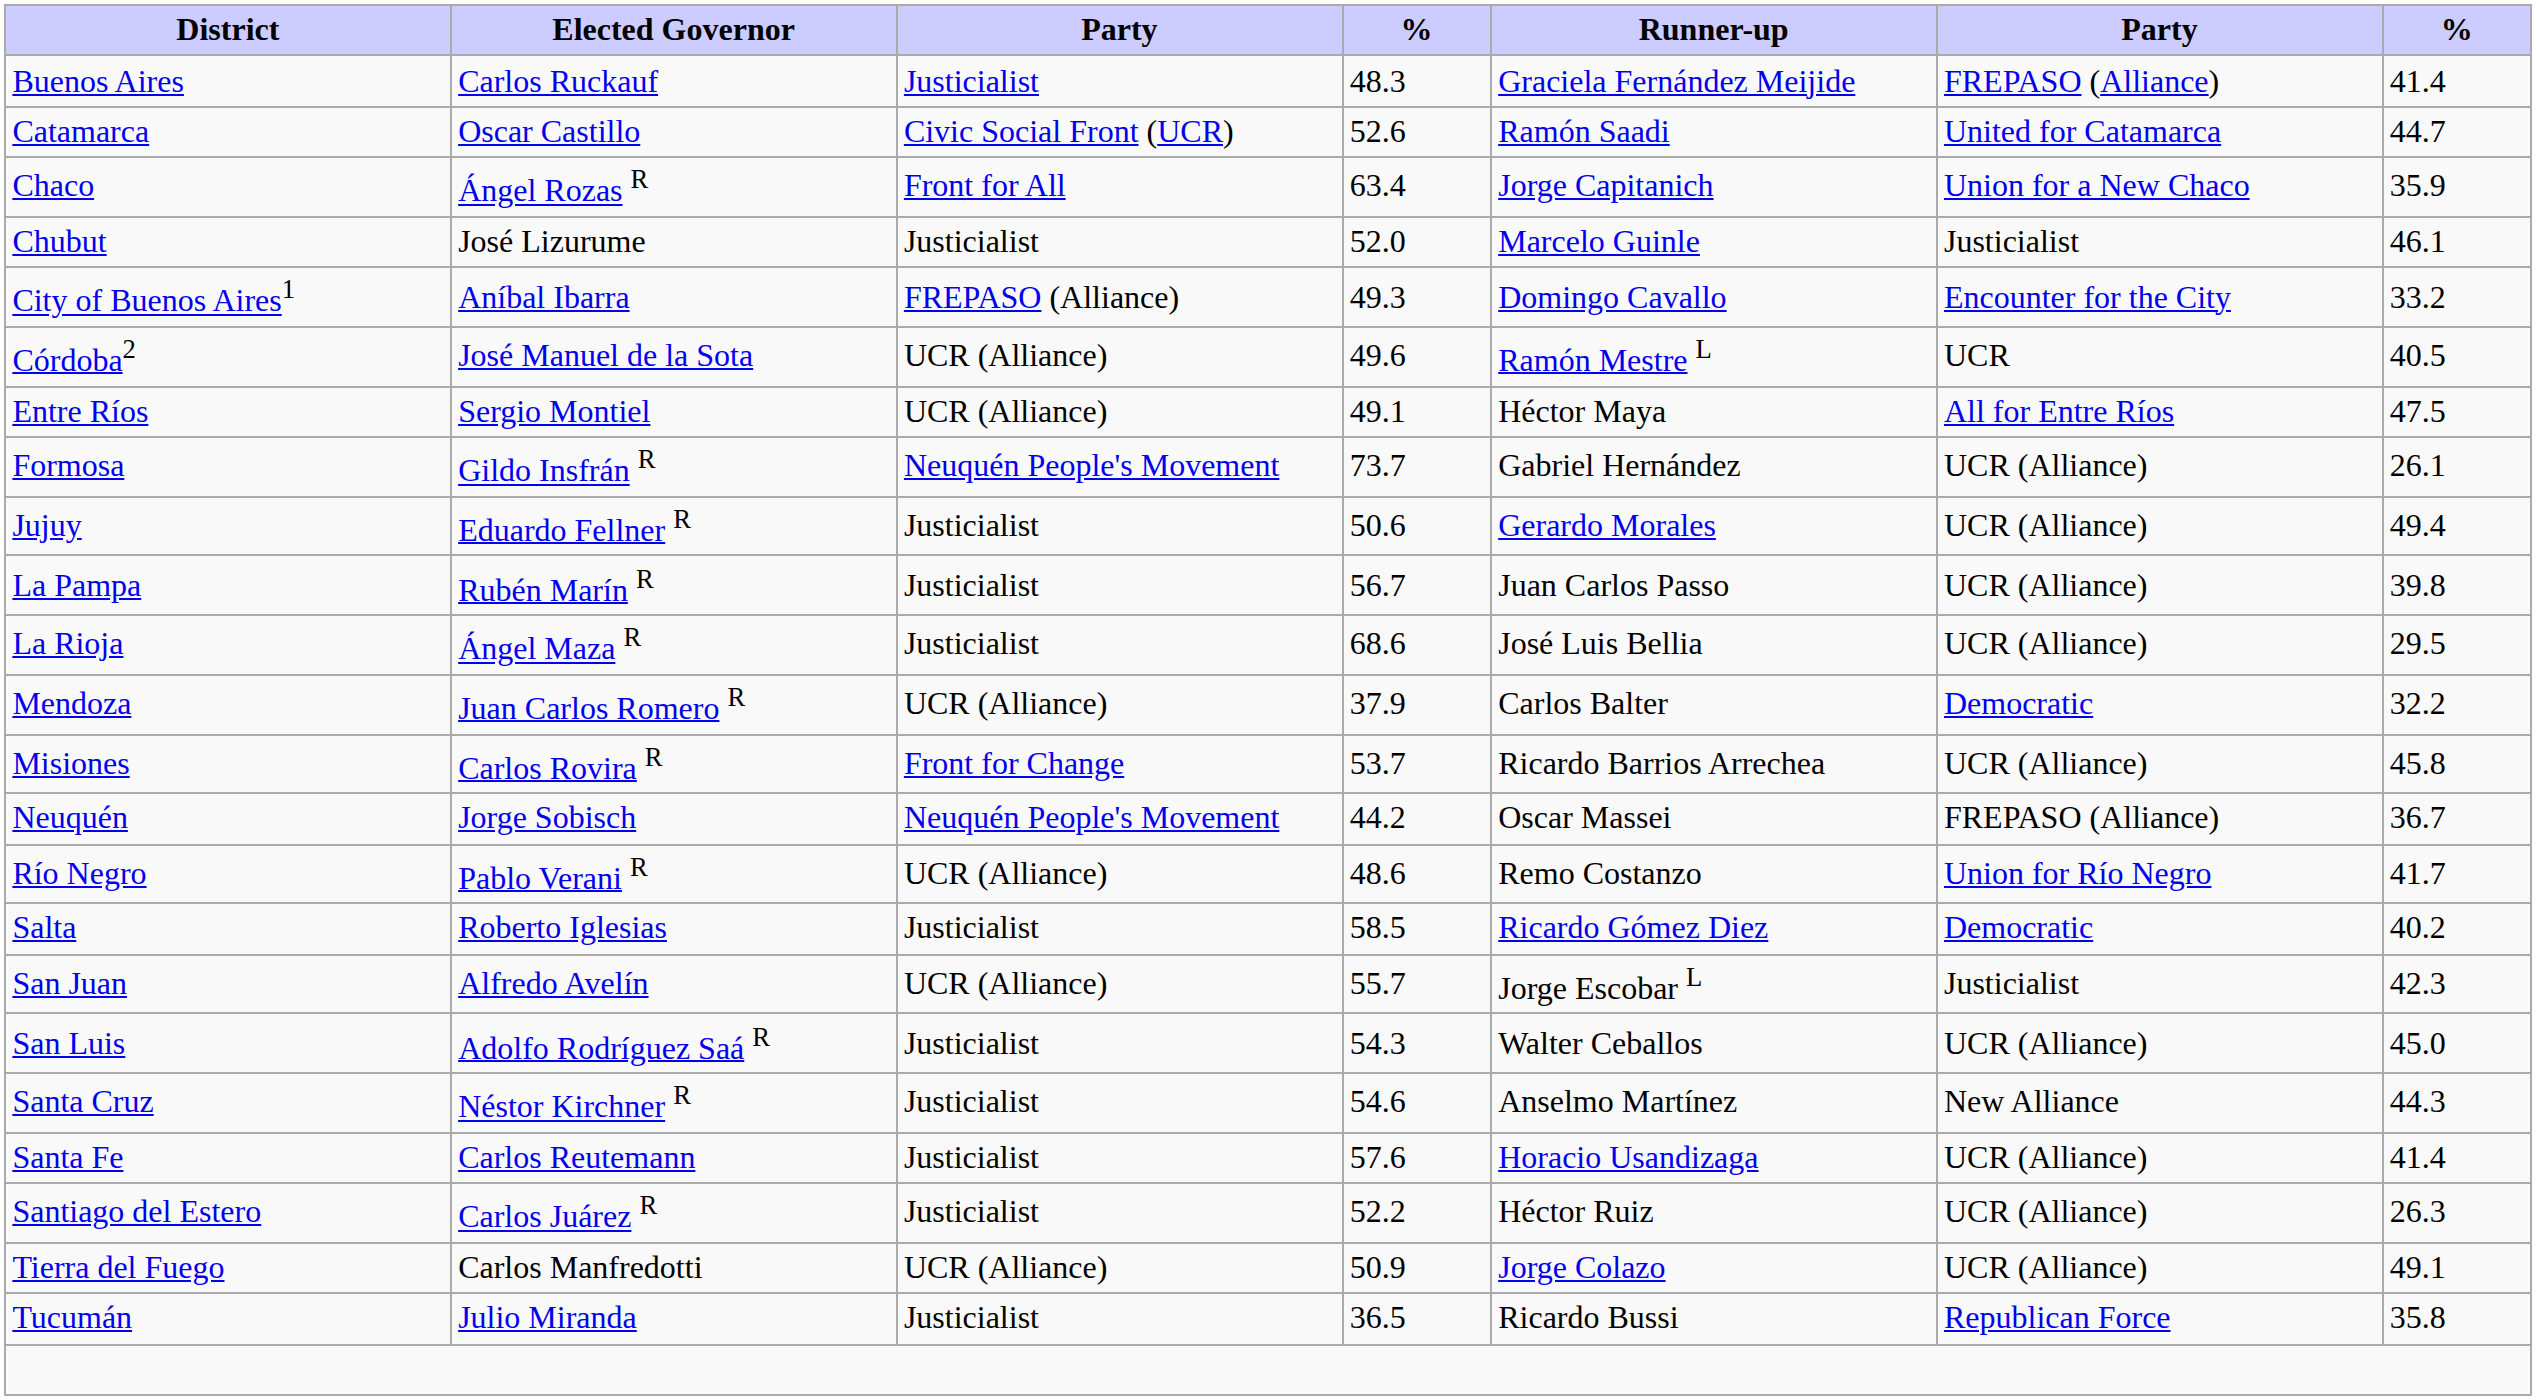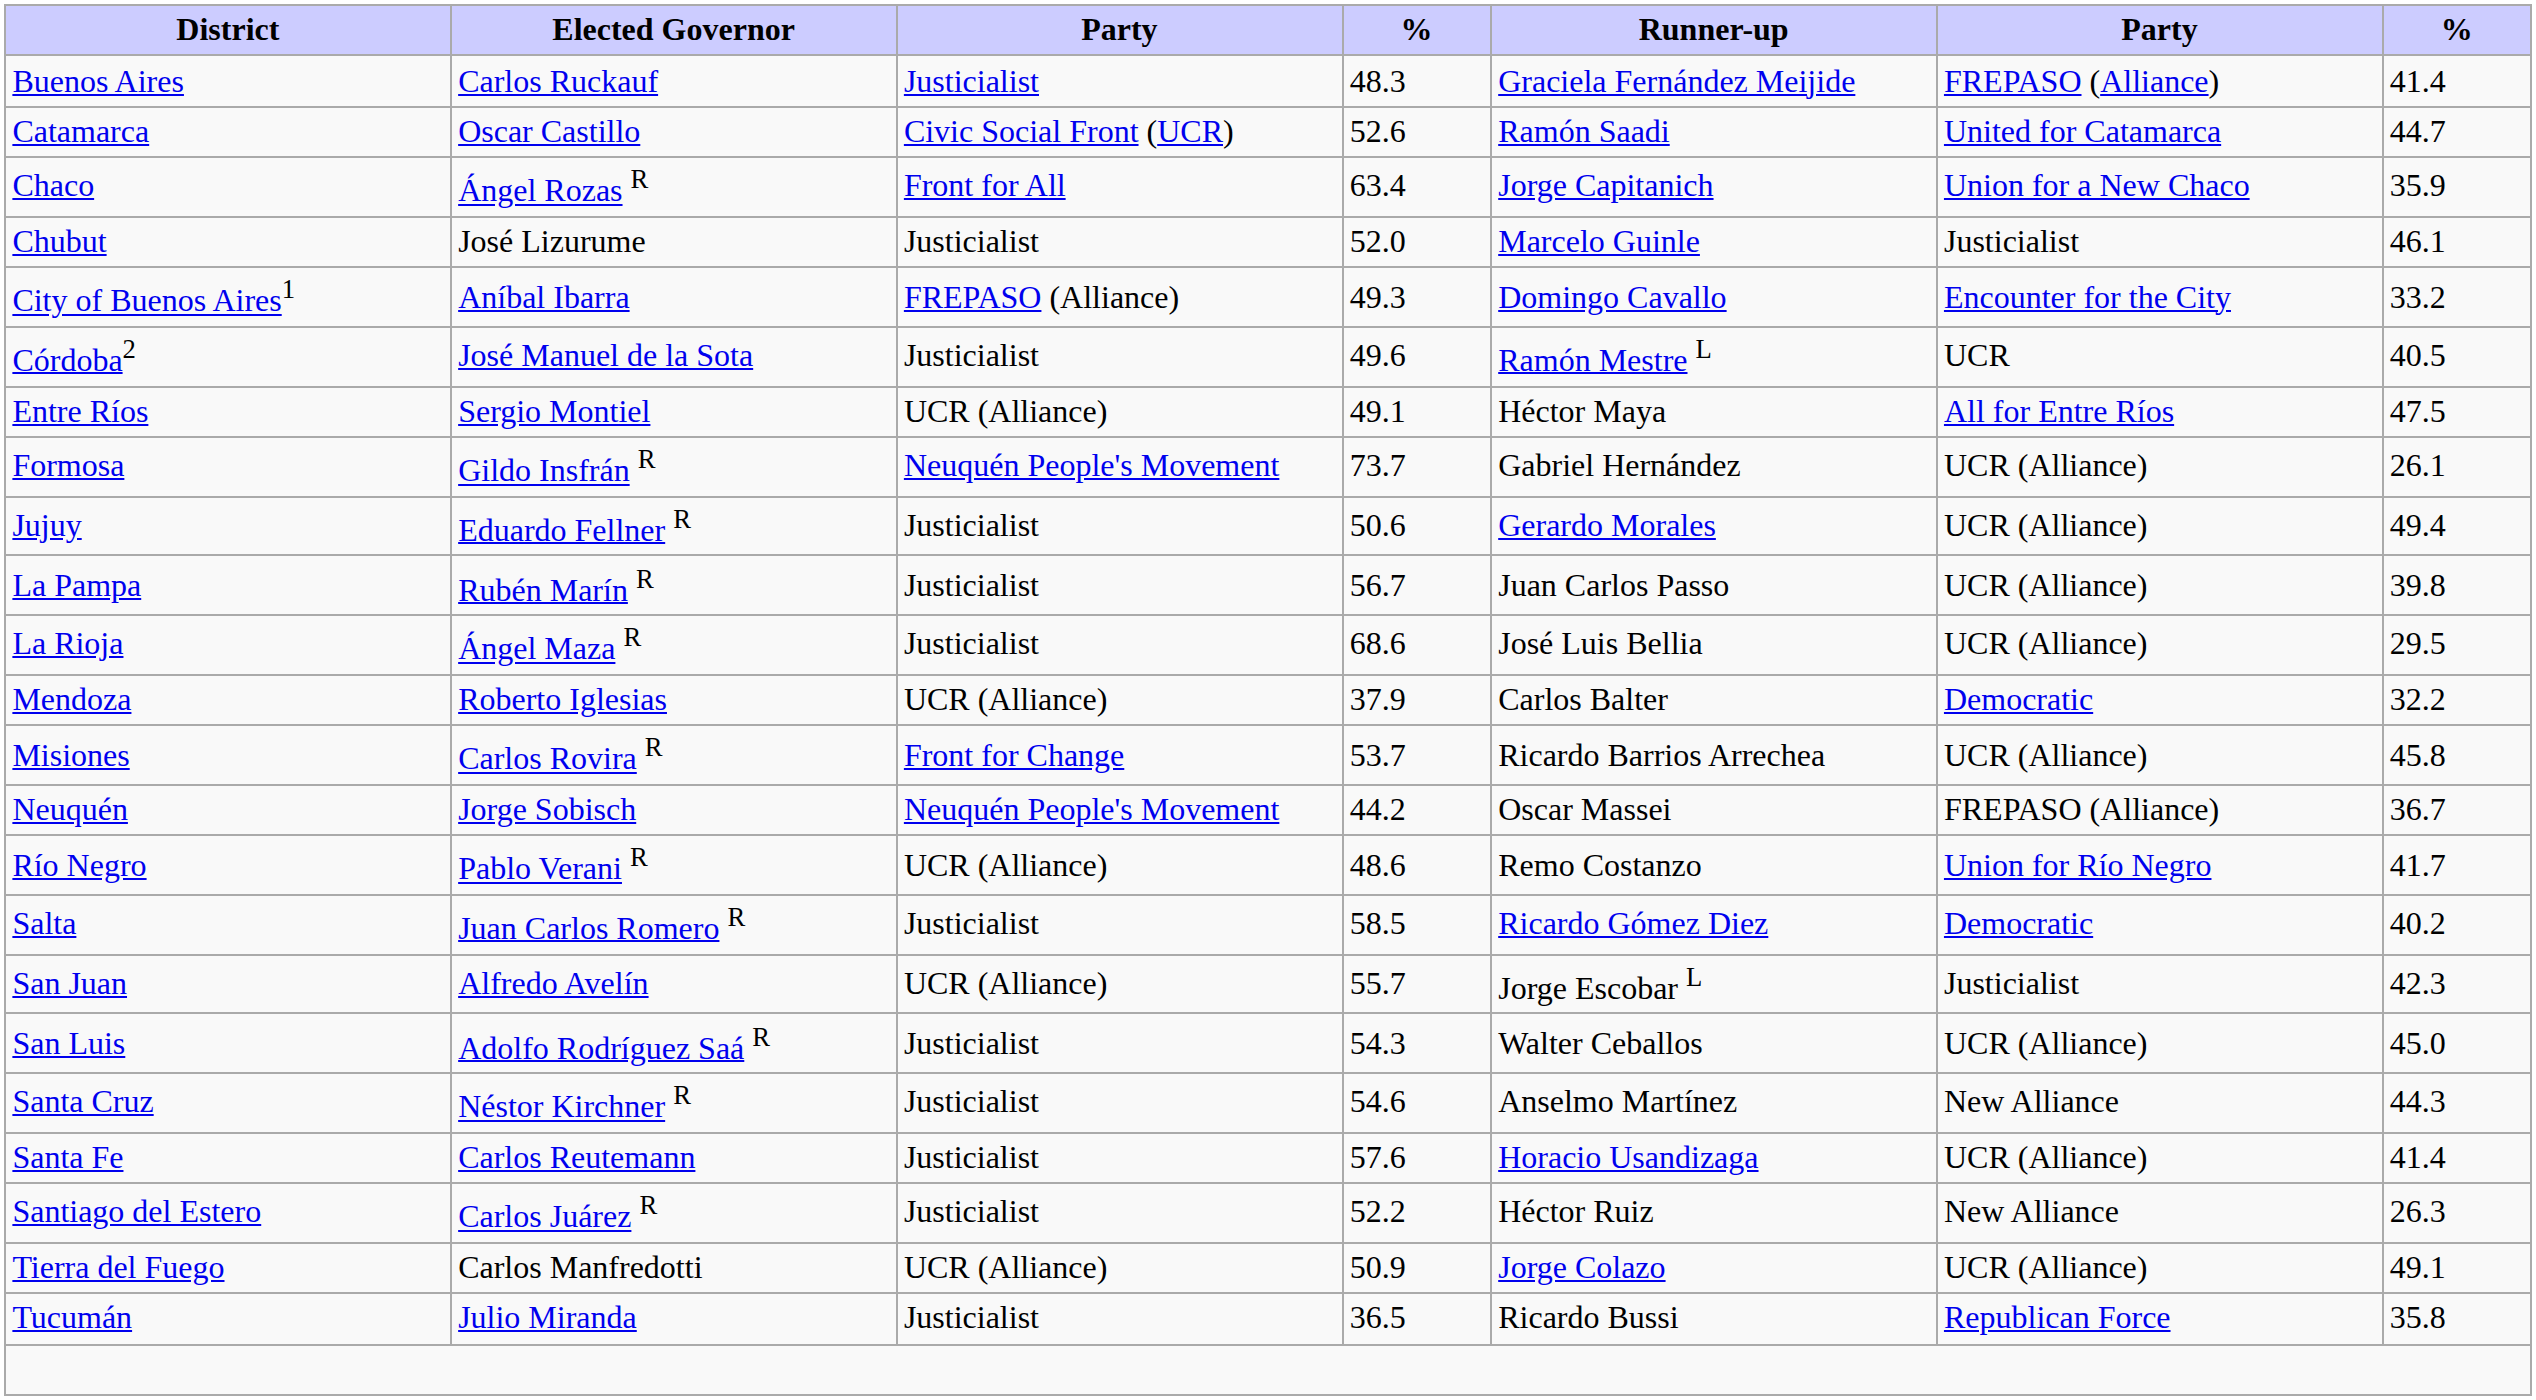(1006, 356) UCR (Alliance) -> (971, 356) Justicialist
(602, 703) Juan Carlos Romero R -> (563, 699) Roberto Iglesias
(563, 928) Roberto Iglesias -> (602, 924) Juan Carlos Romero R
(2046, 1212) UCR (Alliance) -> (2031, 1212) New Alliance
